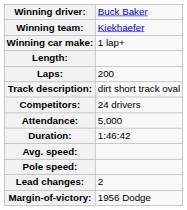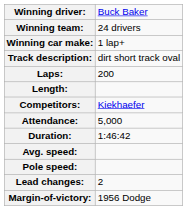(121, 27) Kiekhaefer -> (119, 27) 24 drivers
rows swapped: (50, 89) <-> (50, 58)
(119, 105) 24 drivers -> (121, 105) Kiekhaefer
